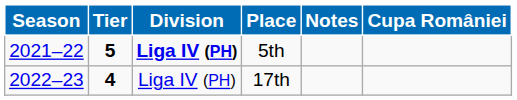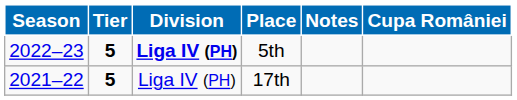(46, 50) 2021–22 -> (46, 50) 2022–23
(46, 81) 2022–23 -> (46, 81) 2021–22
(110, 81) 4 -> (110, 81) 5
